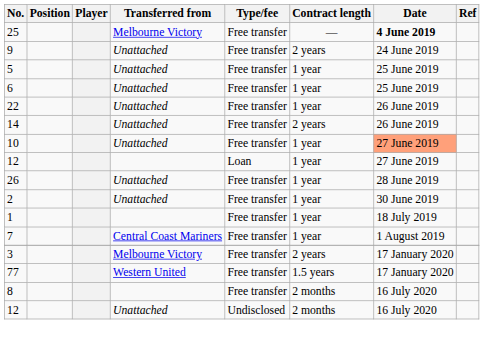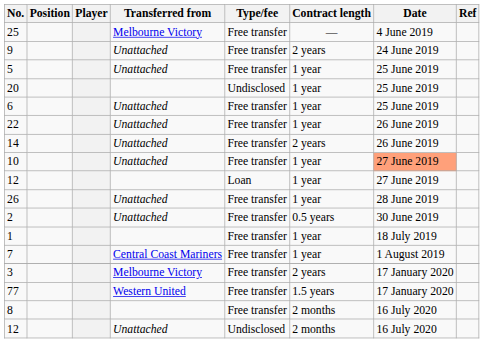(406, 32) bold -> (405, 32) normal
+ row: (13, 87)
(307, 198) 1 year -> (313, 217) 0.5 years
